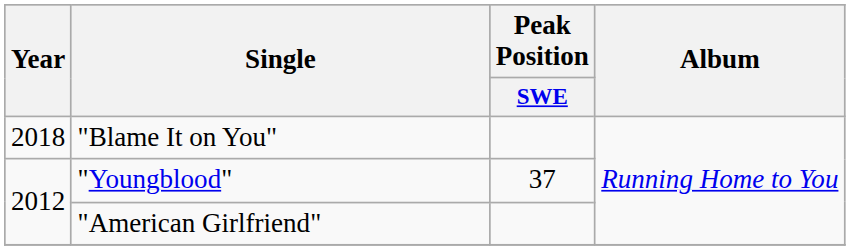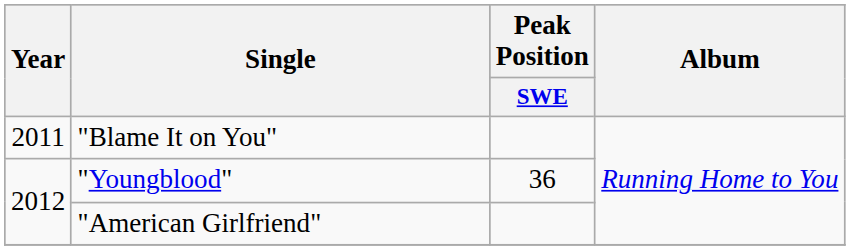(38, 137) 2018 -> (38, 137) 2011
(542, 180) 37 -> (542, 180) 36
